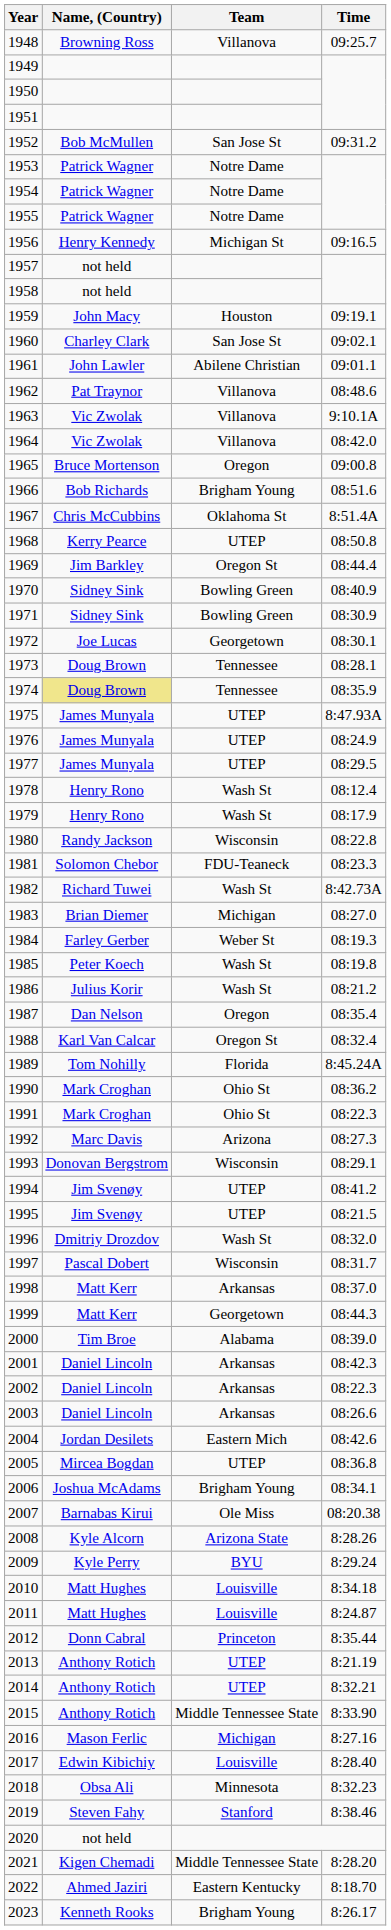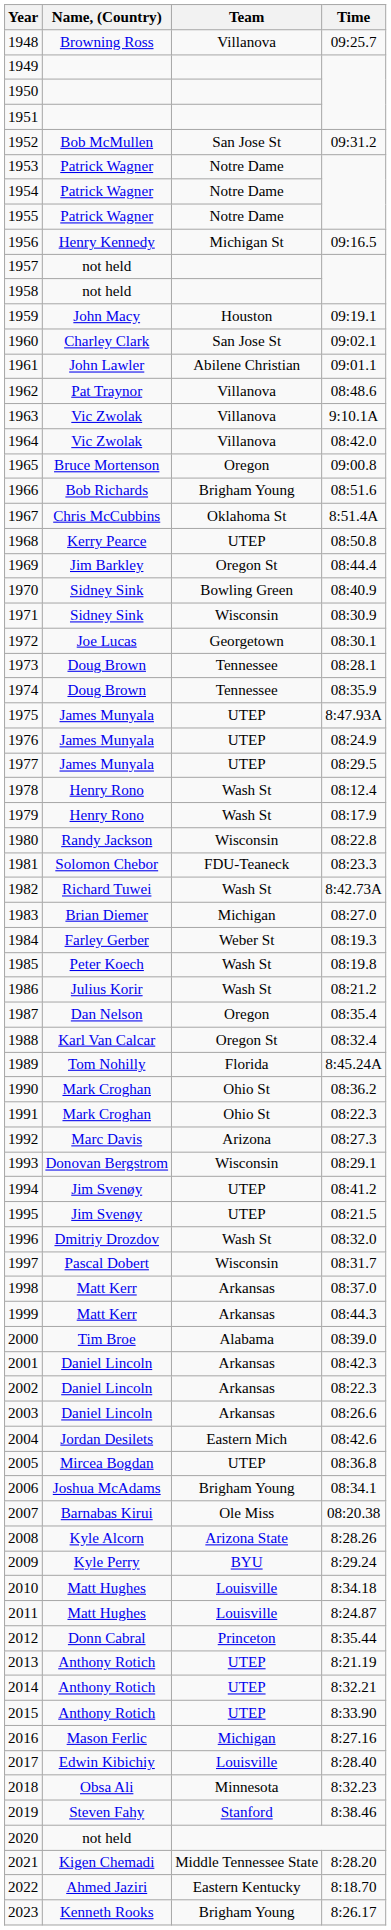(247, 615) Bowling Green -> (247, 615) Wisconsin
(107, 690) khaki background -> (107, 690) no background
(247, 1314) Georgetown -> (247, 1314) Arkansas
(247, 1713) Middle Tennessee State -> (247, 1713) UTEP
